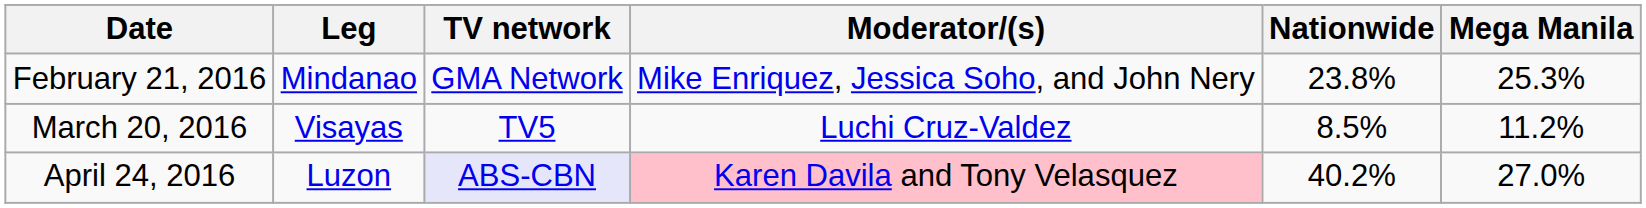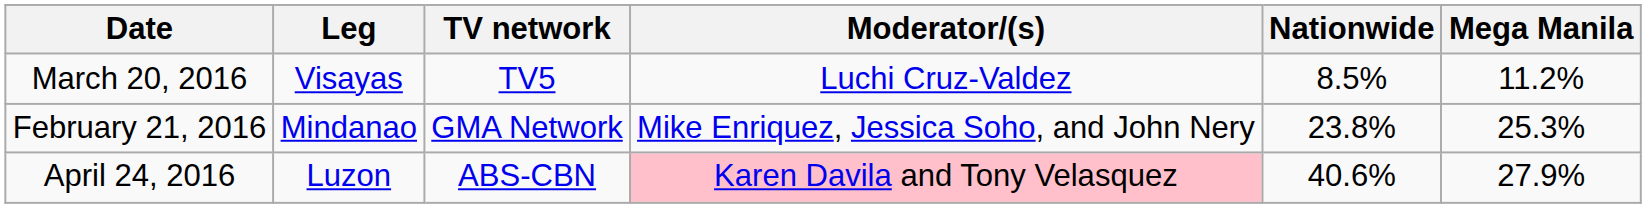rows swapped: (140, 78) <-> (140, 127)
(527, 176) lavender background -> (527, 176) no background
(1352, 176) 40.2% -> (1352, 176) 40.6%
(1541, 176) 27.0% -> (1541, 176) 27.9%
